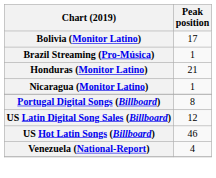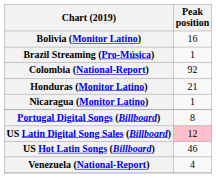(193, 39) 17 -> (193, 39) 16
+ row: (89, 70)
(193, 117) no background -> (193, 133) pink background
